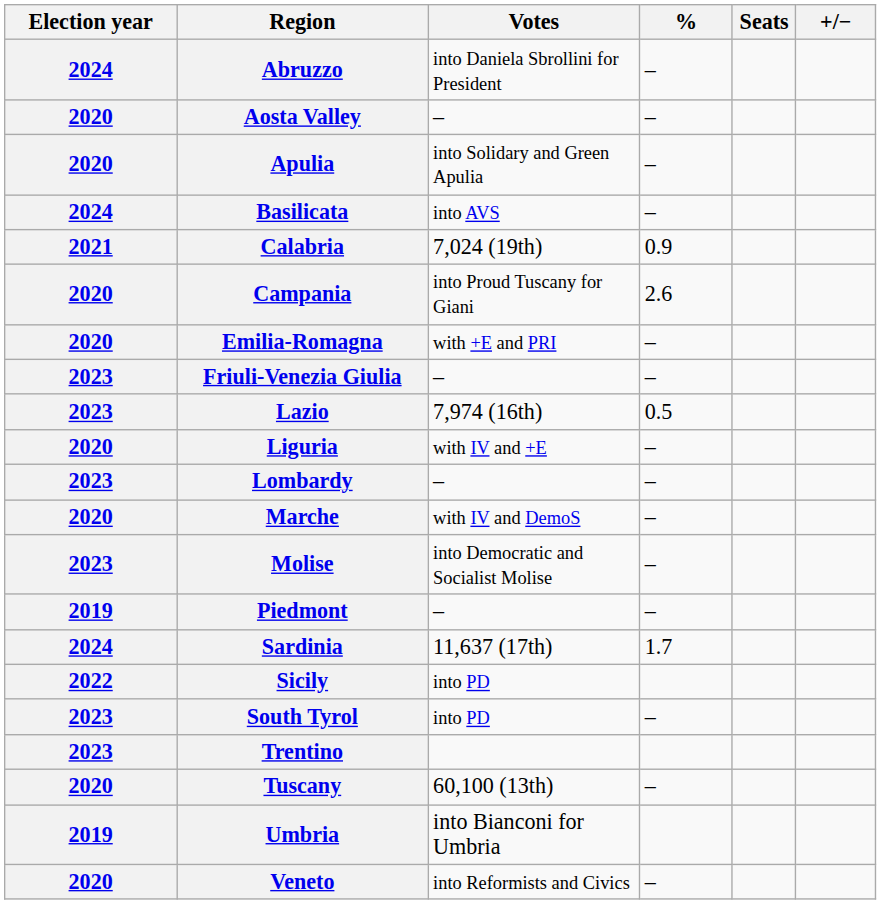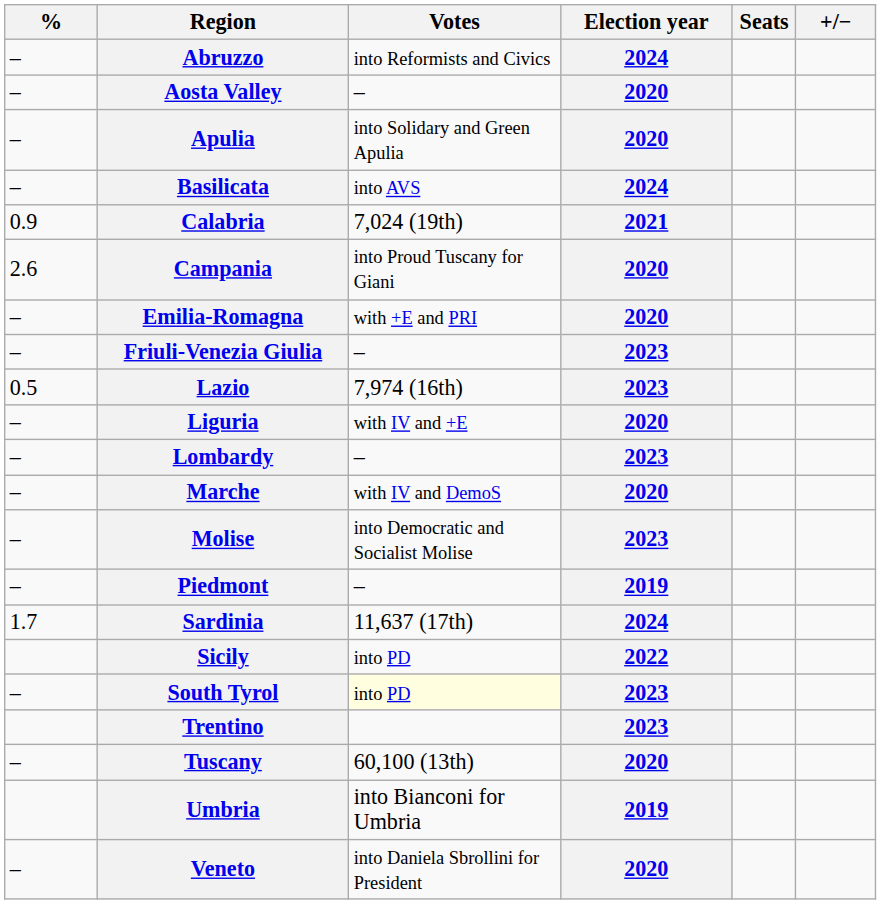columns swapped: (91, 22) <-> (686, 22)
(526, 70) into Daniela Sbrollini for President -> (452, 58) into Reformists and Civics
(461, 718) no background -> (382, 693) lightyellow background
(531, 882) into Reformists and Civics -> (446, 870) into Daniela Sbrollini for President
